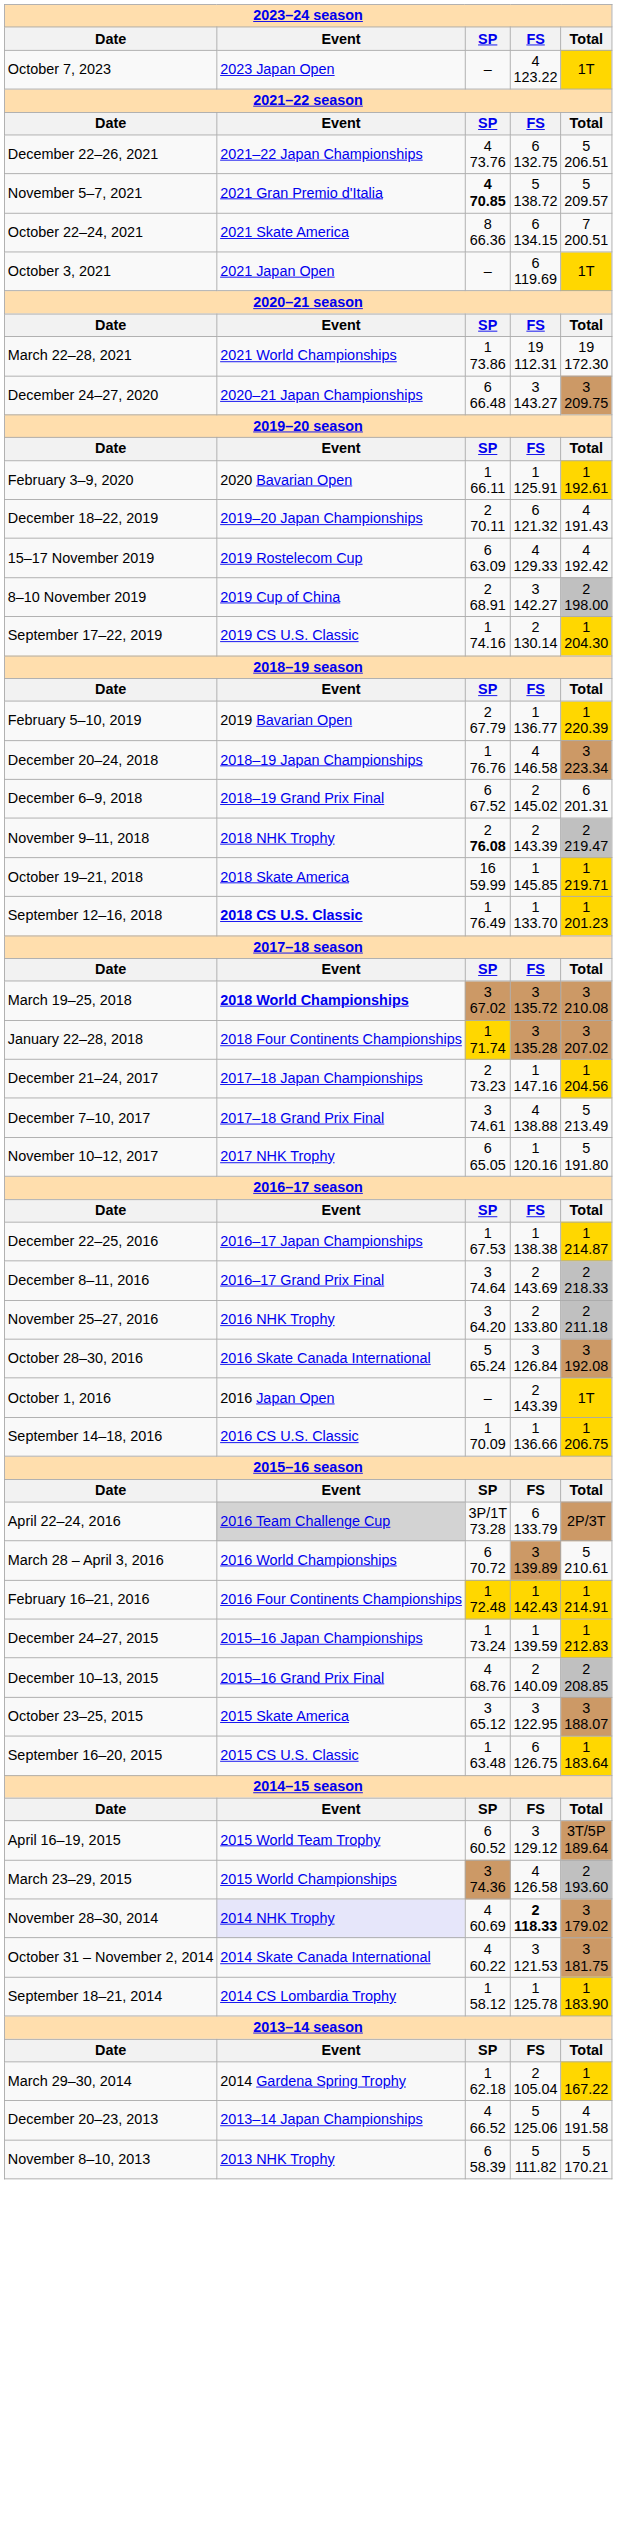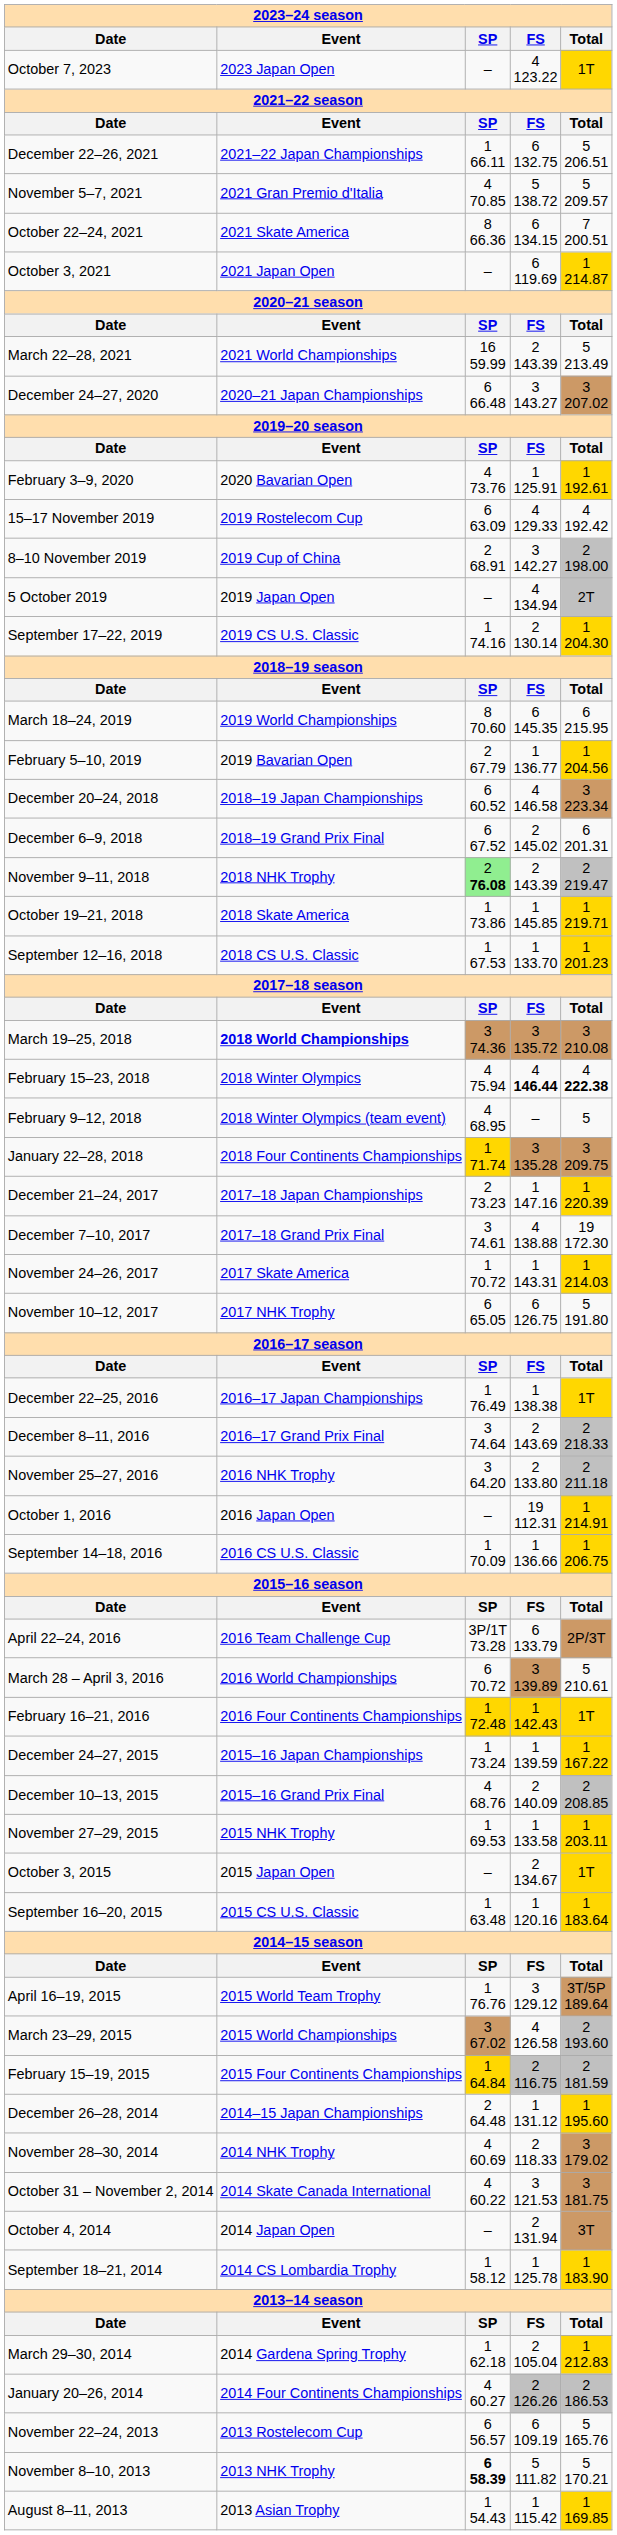(488, 154) 4 73.76 -> (488, 154) 1 66.11
(488, 193) bold -> (488, 193) normal
(586, 271) 1T -> (586, 271) 1 214.87
(488, 356) 1 73.86 -> (488, 356) 16 59.99
(536, 356) 19 112.31 -> (536, 356) 2 143.39
(586, 356) 19 172.30 -> (586, 356) 5 213.49
(586, 395) 3 209.75 -> (586, 395) 3 207.02
(488, 479) 1 66.11 -> (488, 479) 4 73.76
- row: (83, 519)
+ row: (57, 597)
+ row: (70, 720)
(586, 720) 1 220.39 -> (586, 759) 1 204.56
(488, 759) 1 76.76 -> (488, 798) 6 60.52
(488, 837) no background -> (488, 876) lightgreen background
(488, 876) 16 59.99 -> (488, 916) 1 73.86
(291, 916) bold -> (289, 955) normal
(488, 916) 1 76.49 -> (488, 955) 1 67.53
(488, 1000) 3 67.02 -> (488, 1039) 3 74.36
+ row: (79, 1078)
+ row: (75, 1117)
(586, 1039) 3 207.02 -> (586, 1156) 3 209.75
(586, 1078) 1 204.56 -> (586, 1195) 1 220.39
(586, 1117) 5 213.49 -> (586, 1234) 19 172.30
+ row: (83, 1274)
(536, 1156) 1 120.16 -> (536, 1313) 6 126.75
(488, 1241) 1 67.53 -> (488, 1397) 1 76.49
(586, 1241) 1 214.87 -> (586, 1397) 1T
- row: (75, 1358)
(536, 1397) 2 143.39 -> (536, 1514) 19 112.31
(586, 1397) 1T -> (586, 1514) 1 214.91
(305, 1521) lightgrey background -> (305, 1638) no background
(586, 1599) 1 214.91 -> (586, 1716) 1T
(586, 1638) 1 212.83 -> (586, 1755) 1 167.22
+ row: (83, 1833)
- row: (75, 1716)
+ row: (59, 1872)
(536, 1755) 6 126.75 -> (536, 1911) 1 120.16
(488, 1840) 6 60.52 -> (488, 1996) 1 76.76
(488, 1879) 3 74.36 -> (488, 2035) 3 67.02
+ row: (79, 2074)
+ row: (83, 2113)
(277, 1918) lavender background -> (277, 2152) no background
(536, 1918) bold -> (536, 2152) normal
+ row: (59, 2230)
(586, 2081) 1 167.22 -> (586, 2354) 1 212.83
+ row: (75, 2393)
- row: (83, 2120)
+ row: (83, 2432)
(488, 2159) normal -> (488, 2471) bold
+ row: (68, 2510)
